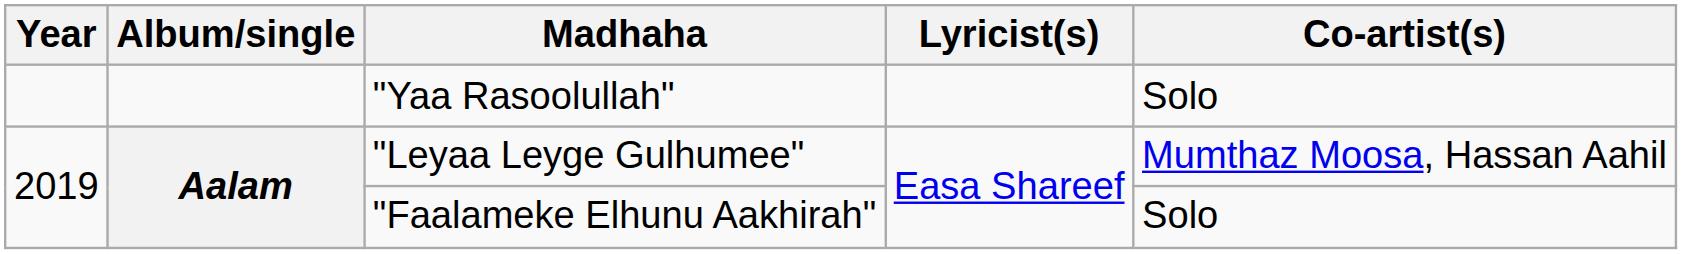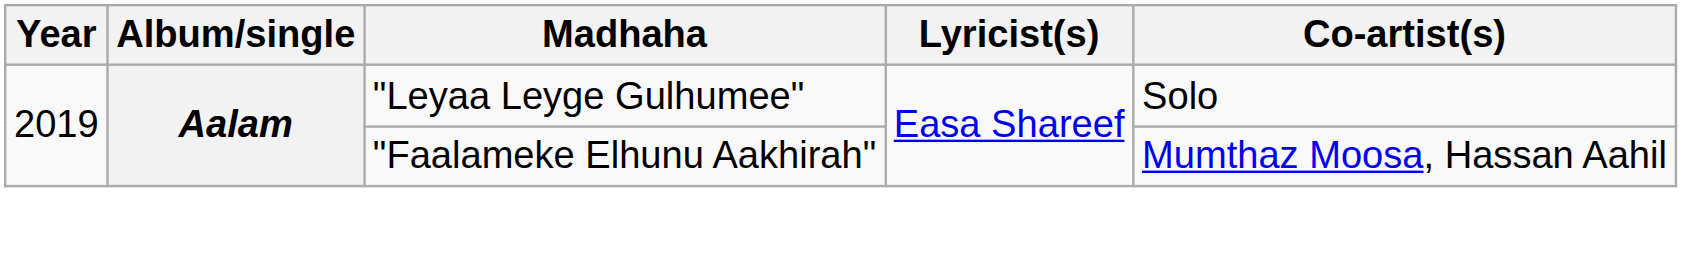- row: (524, 95)
(1404, 155) Mumthaz Moosa, Hassan Aahil -> (1180, 95) Solo
(1180, 215) Solo -> (1404, 155) Mumthaz Moosa, Hassan Aahil
